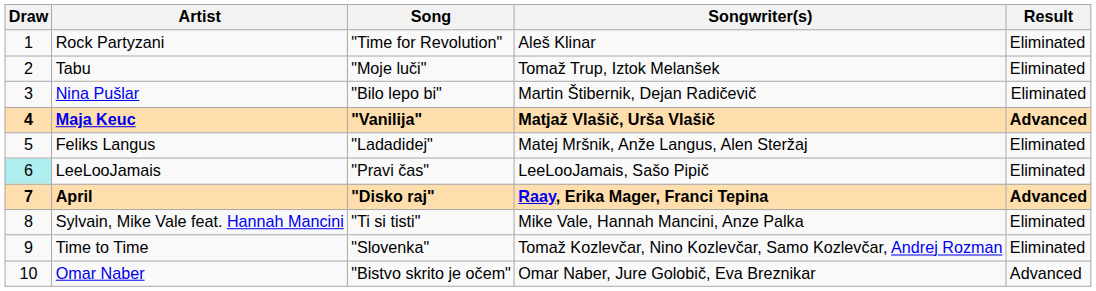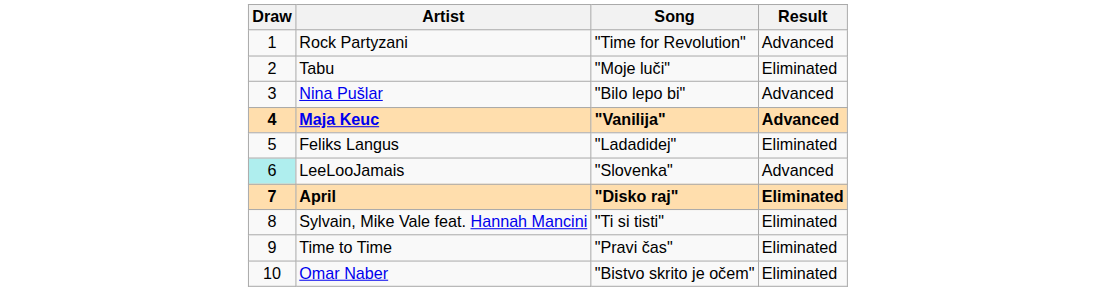- column: (760, 17)
(1048, 42) Eliminated -> (798, 42) Advanced
(1048, 94) Eliminated -> (798, 94) Advanced
(390, 171) "Pravi čas" -> (634, 171) "Slovenka"
(1048, 171) Eliminated -> (798, 171) Advanced
(1048, 196) Advanced -> (803, 196) Eliminated
(390, 247) "Slovenka" -> (634, 247) "Pravi čas"
(1046, 273) Advanced -> (800, 273) Eliminated
